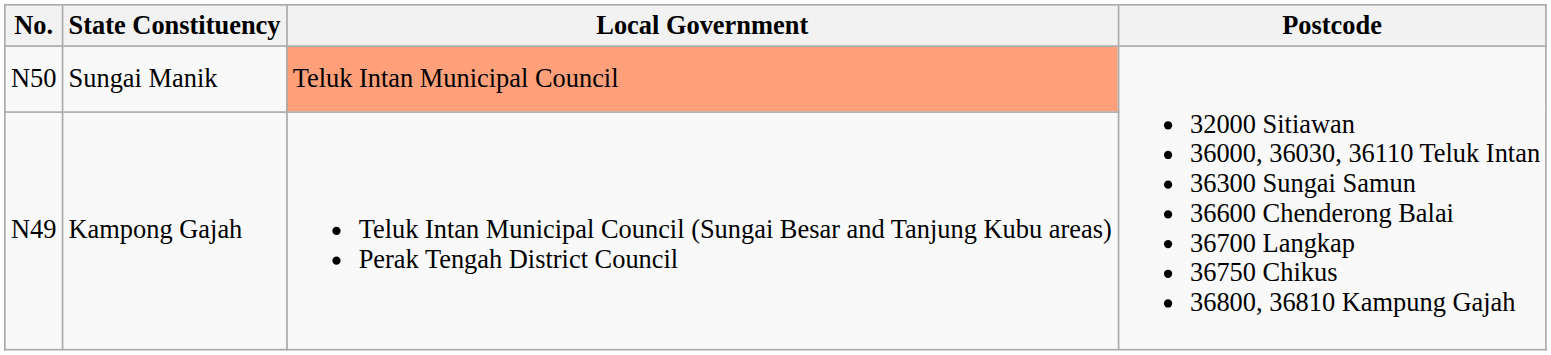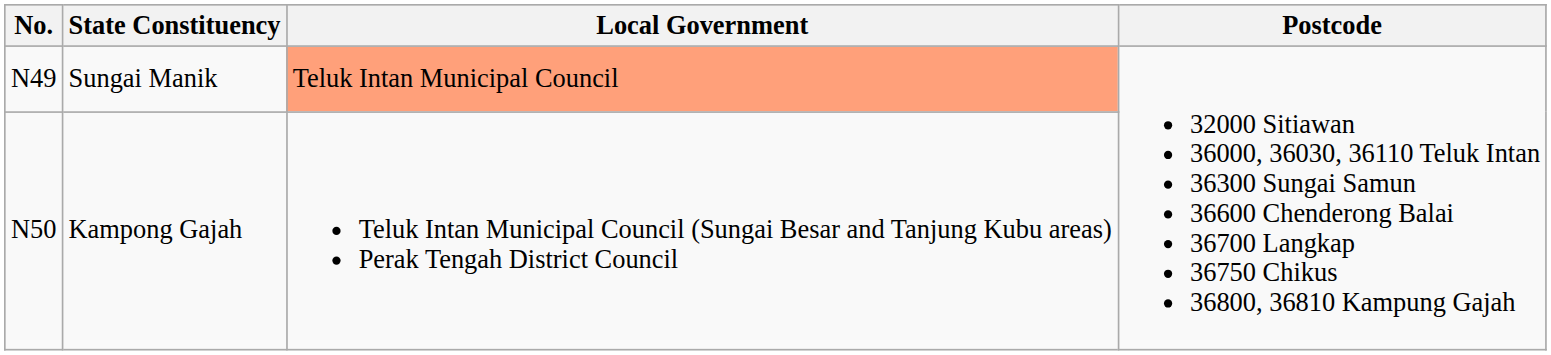(34, 78) N50 -> (34, 78) N49
(34, 229) N49 -> (34, 229) N50
